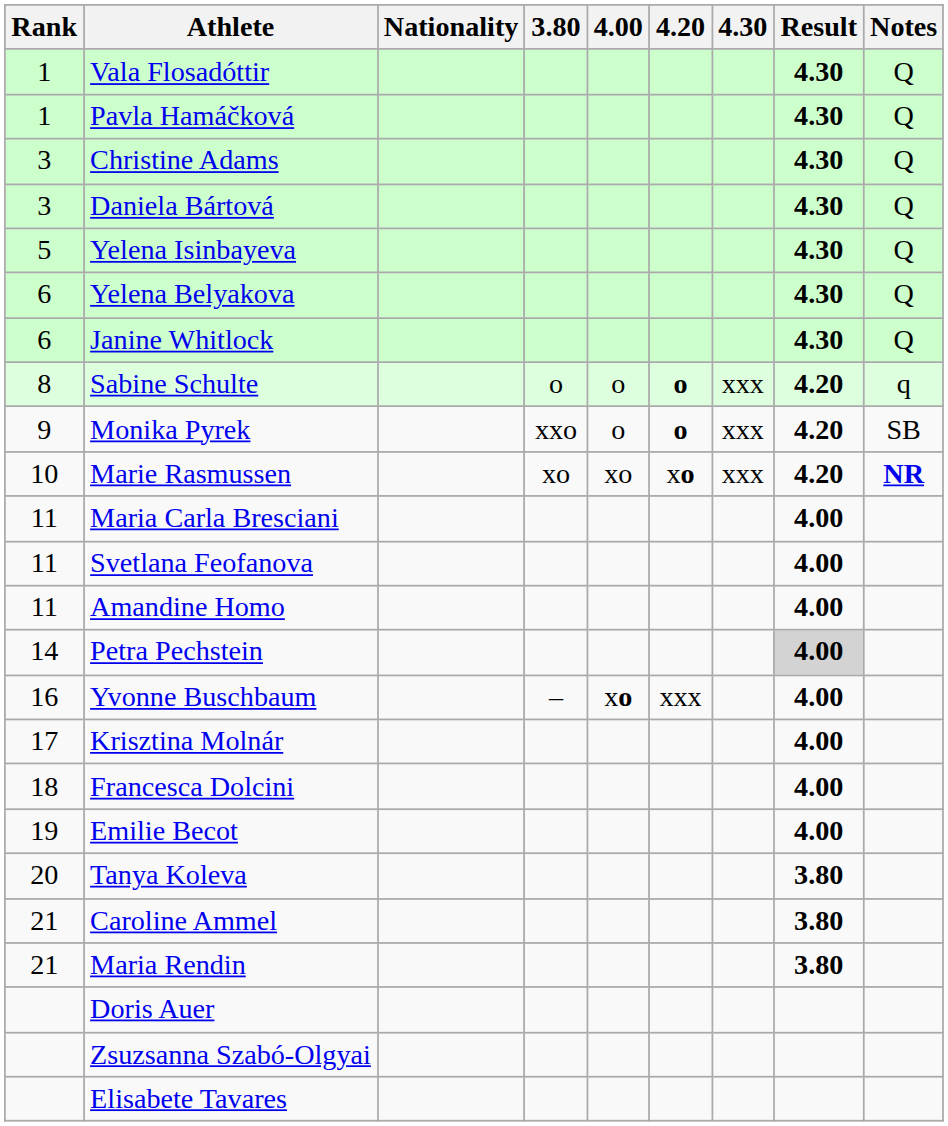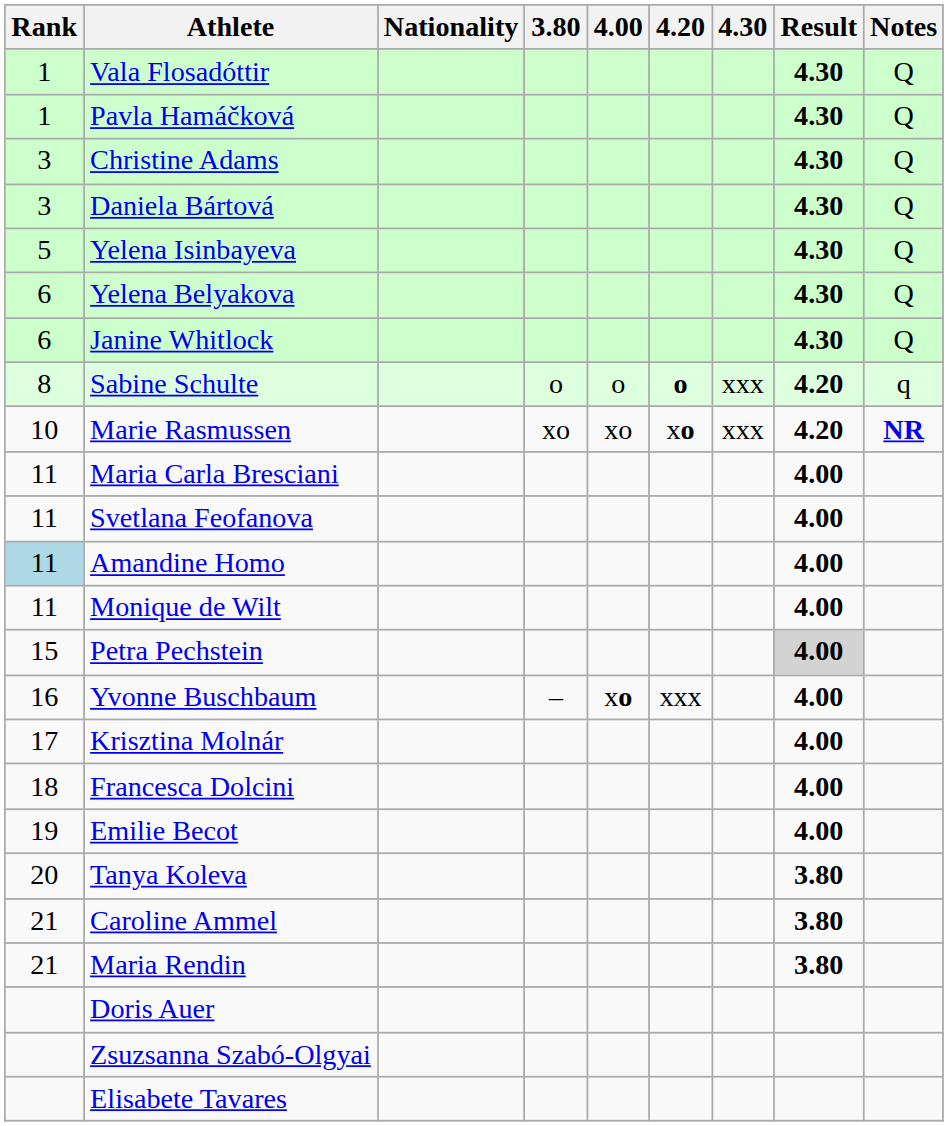- row: (170, 428)
(44, 607) no background -> (44, 562) lightblue background
+ row: (185, 607)
(44, 652) 14 -> (44, 652) 15
